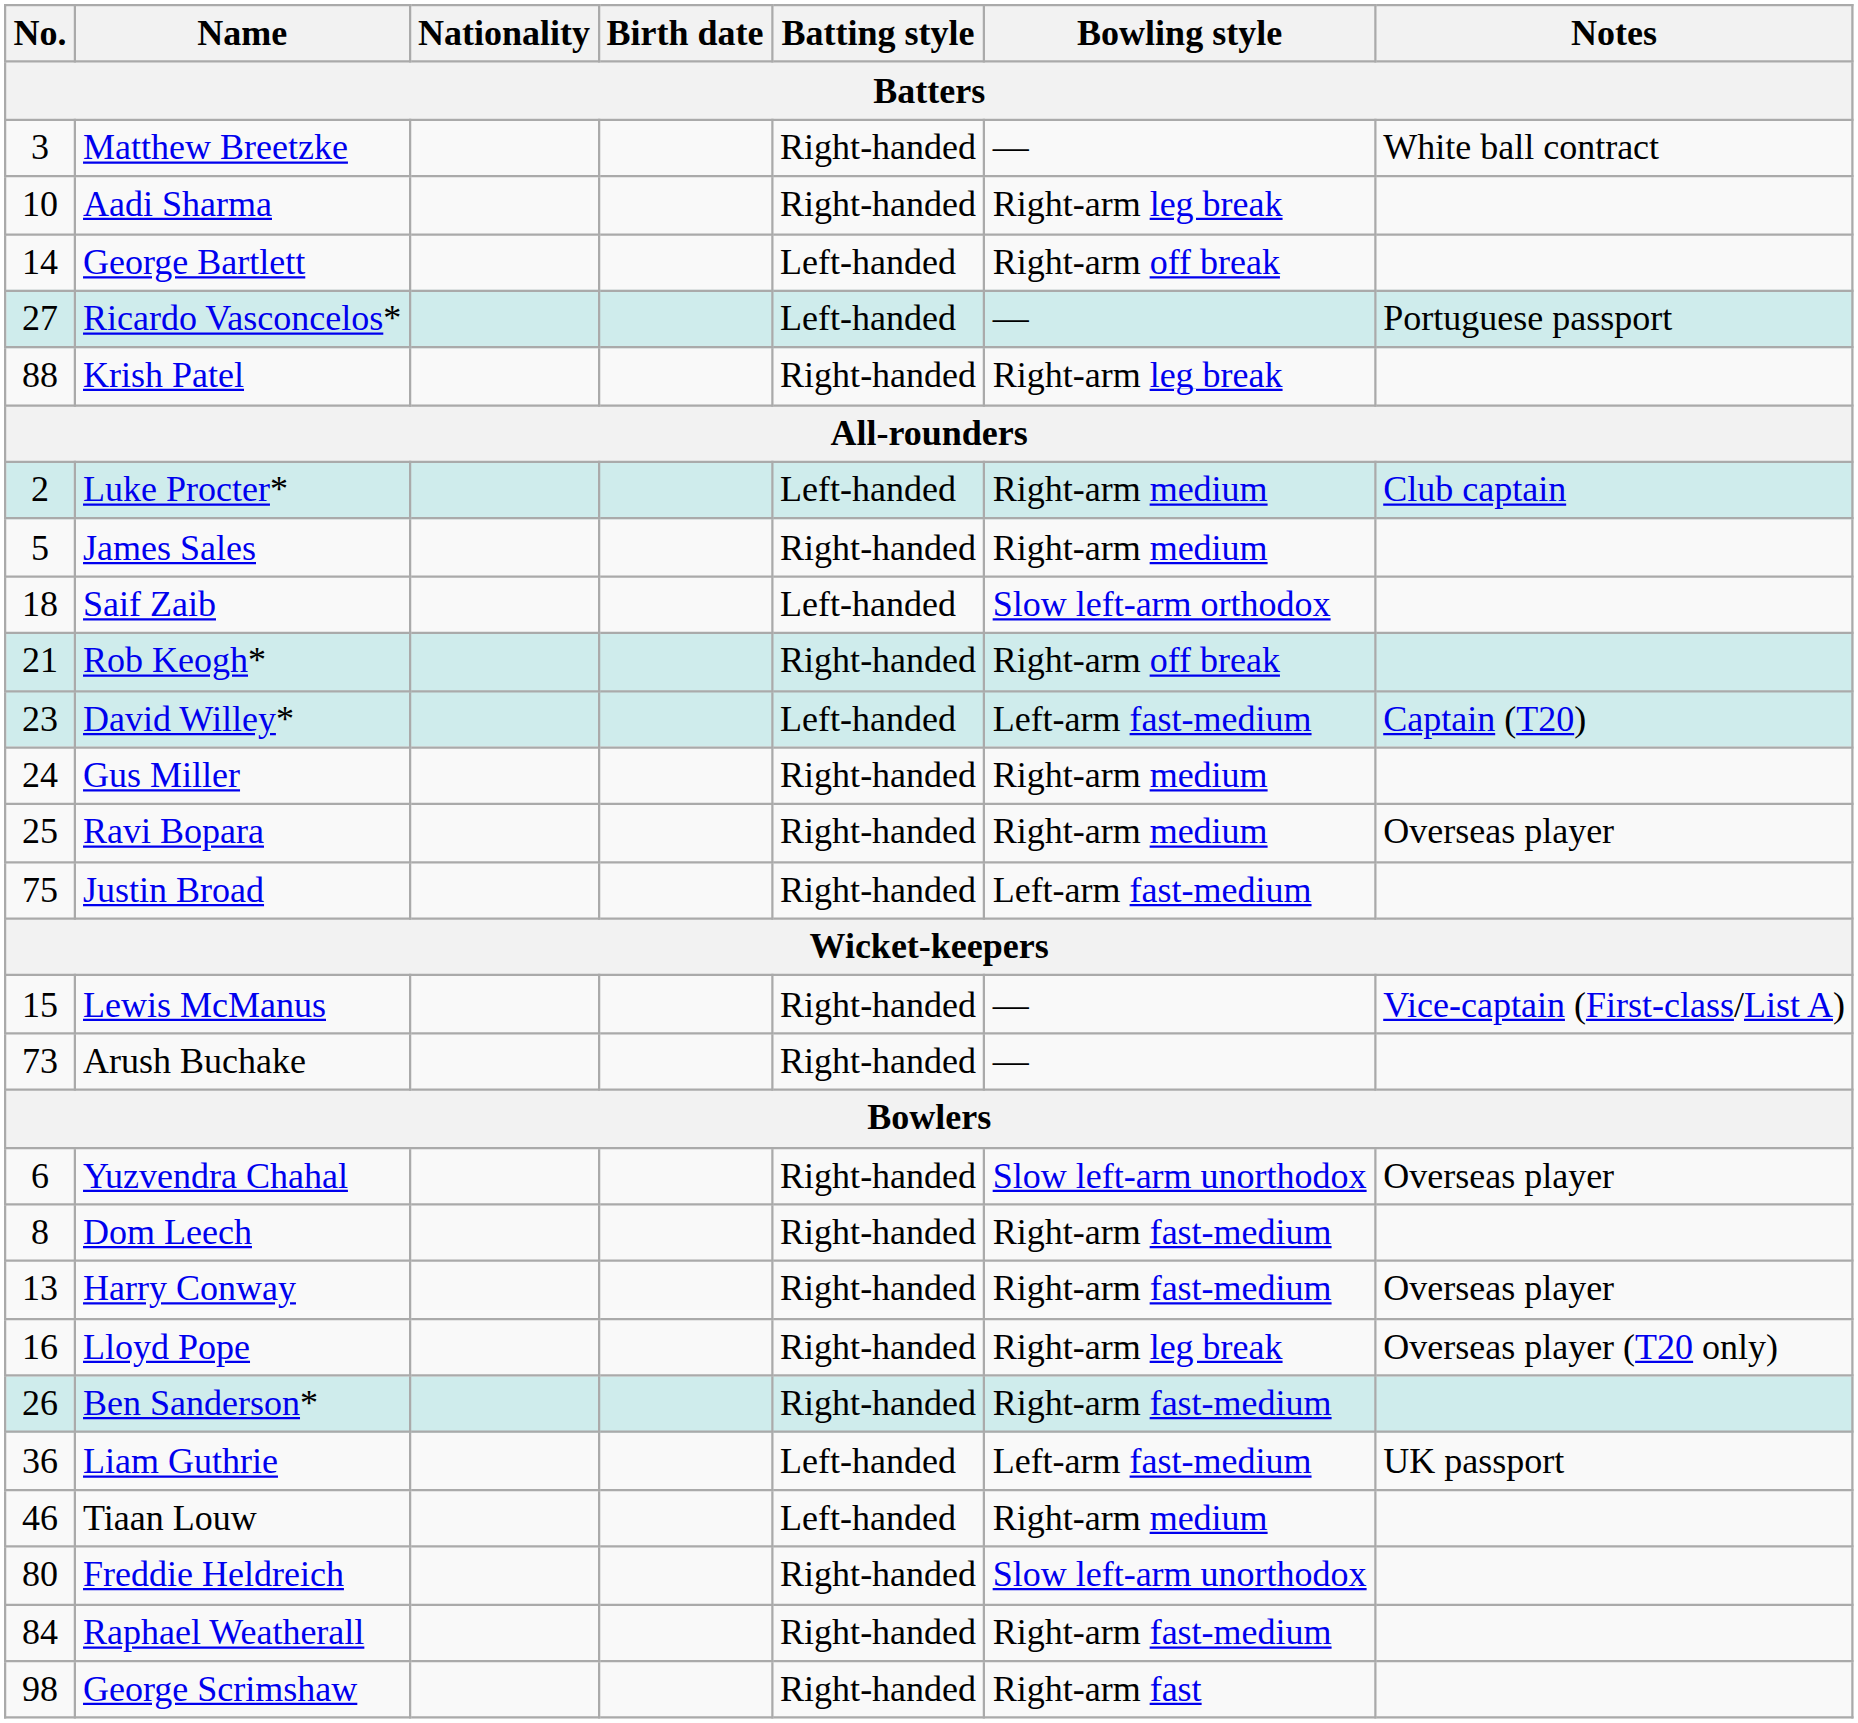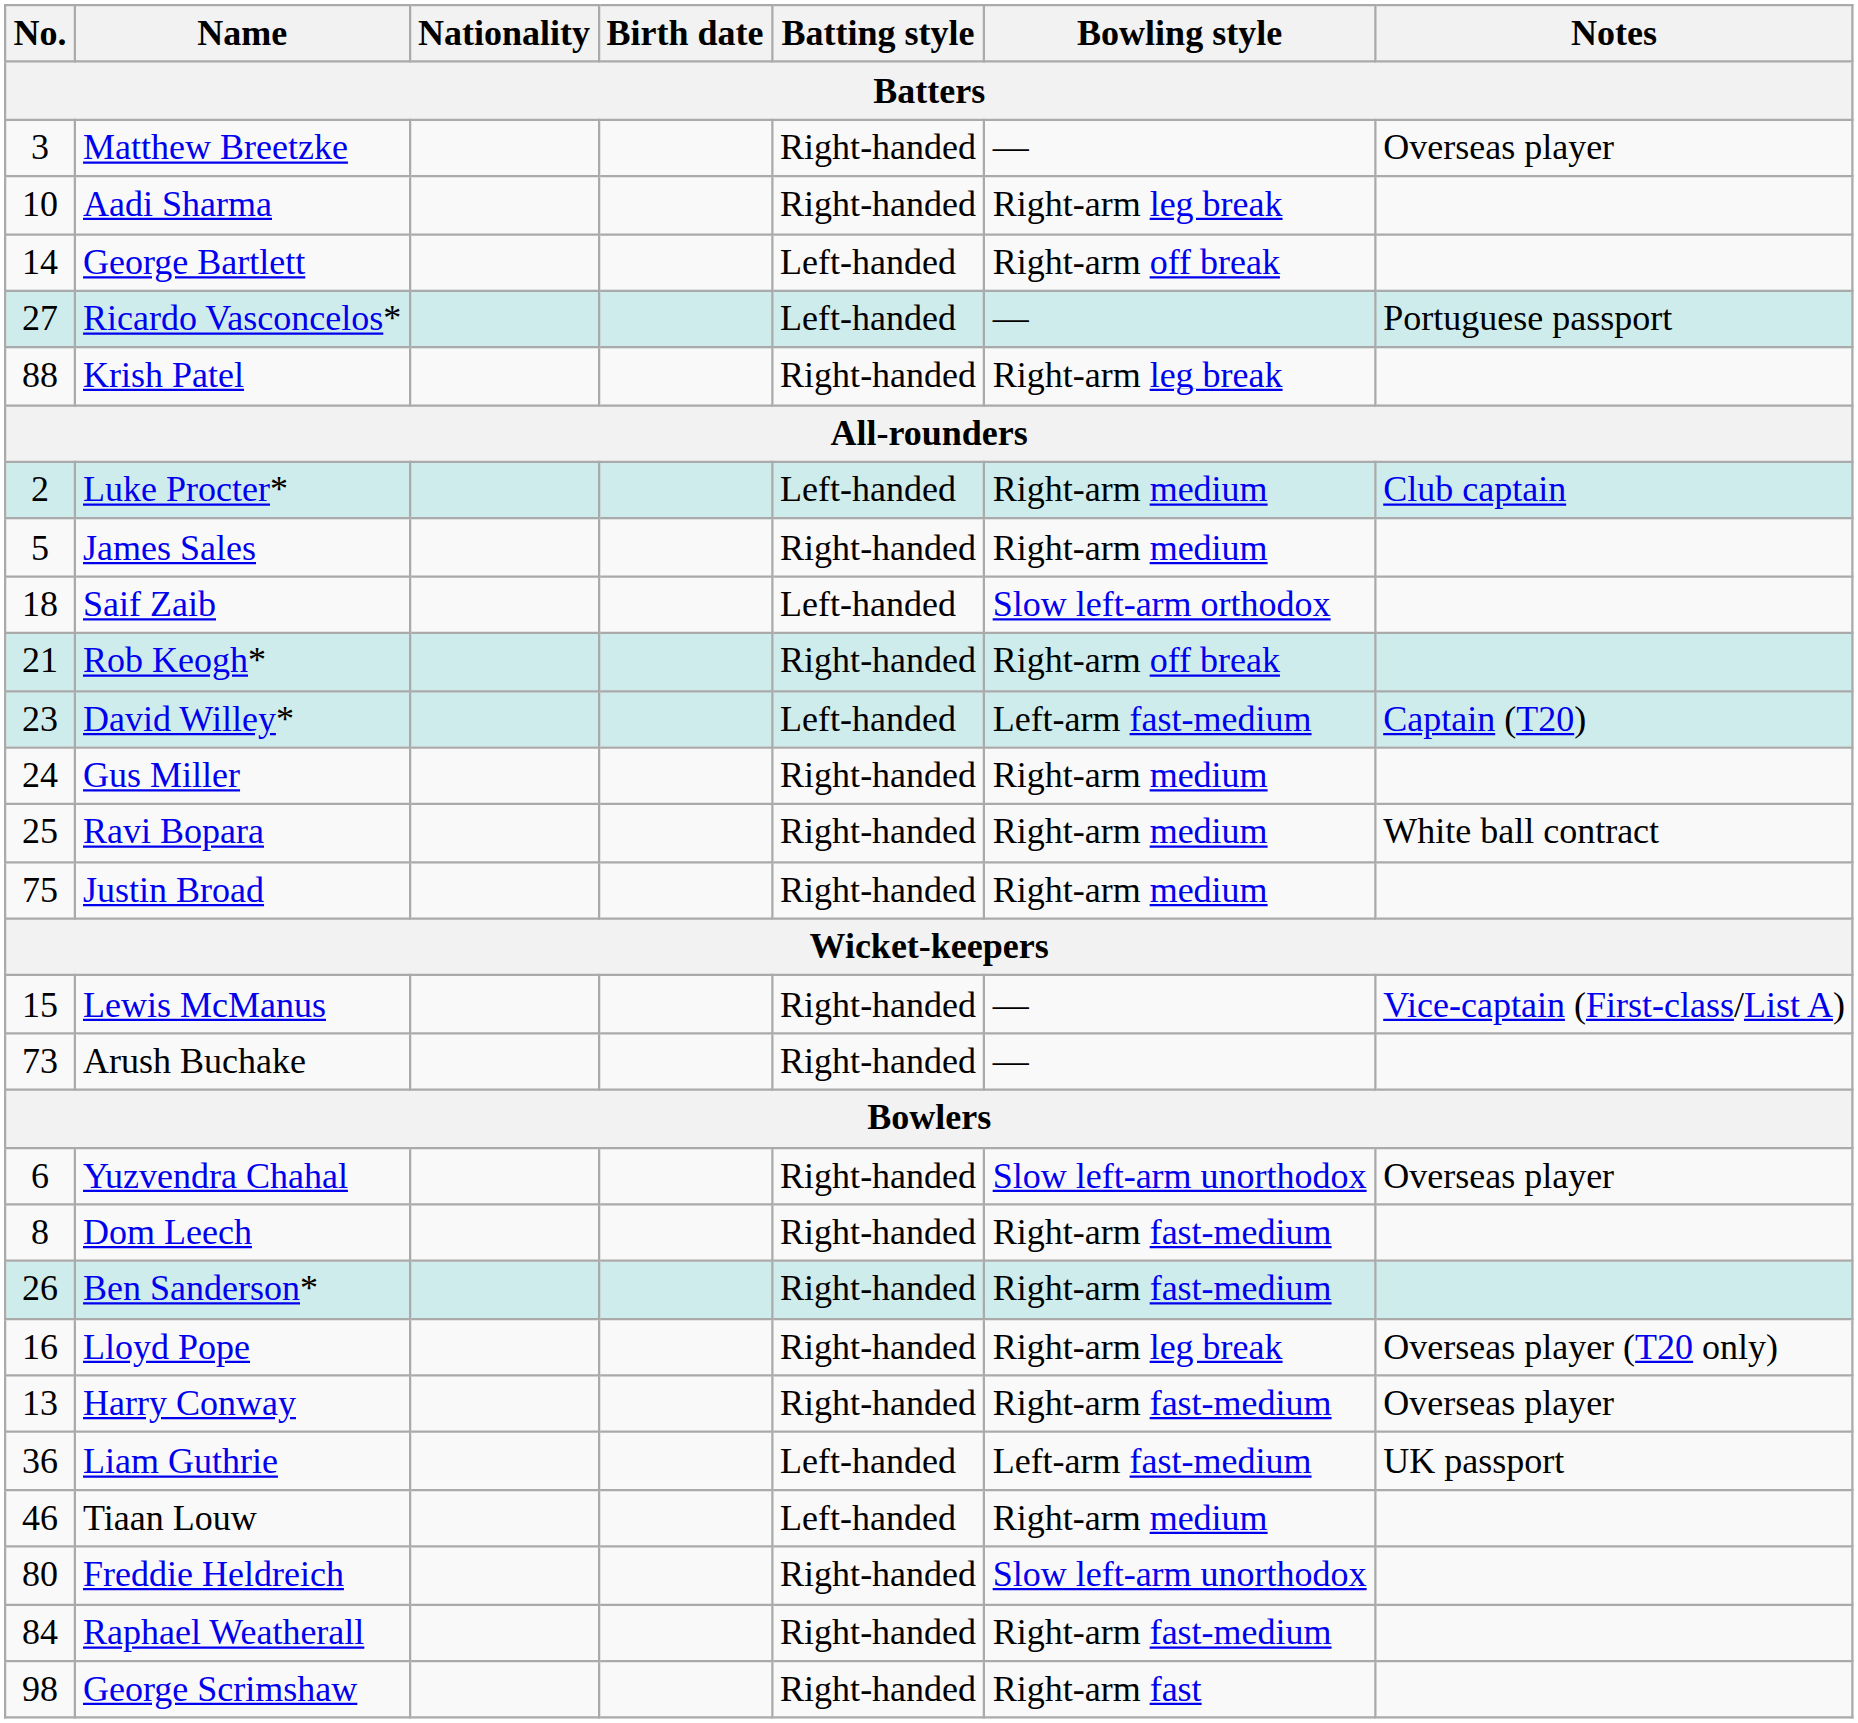(1521, 147) White ball contract -> (1499, 147) Overseas player
(1499, 832) Overseas player -> (1521, 832) White ball contract
(1152, 889) Left-arm fast-medium -> (1130, 889) Right-arm medium
rows swapped: (190, 1289) <-> (201, 1403)
